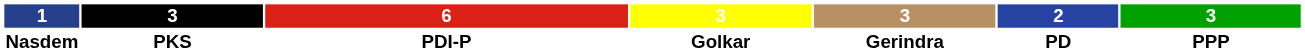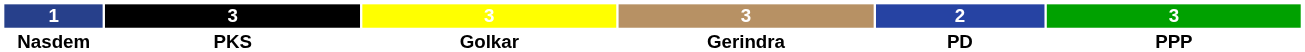- column: (447, 15)
